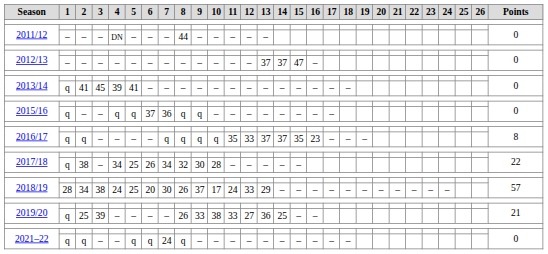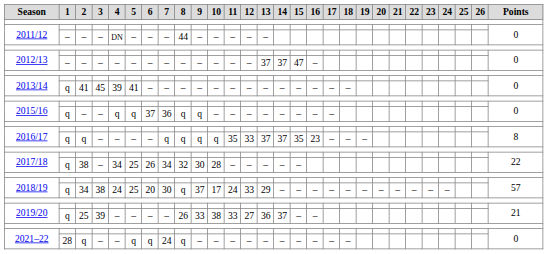(67, 190) 28 -> (67, 190) q
(183, 190) 26 -> (183, 190) q
(282, 216) 25 -> (282, 216) 37
(67, 241) q -> (67, 241) 28
